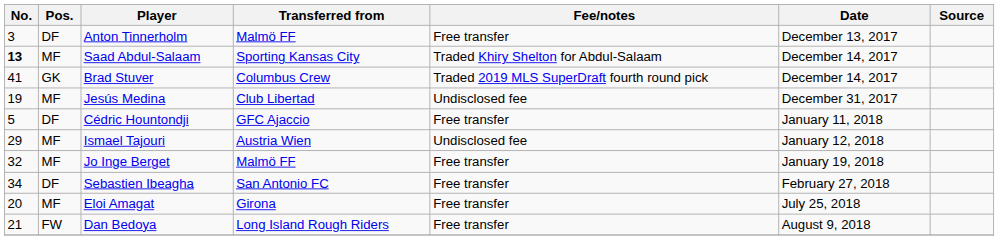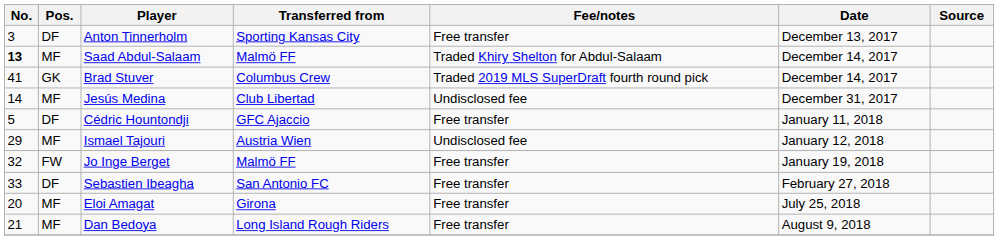(266, 36) Malmö FF -> (298, 36) Sporting Kansas City
(298, 57) Sporting Kansas City -> (266, 57) Malmö FF
(15, 99) 19 -> (15, 99) 14
(51, 162) MF -> (52, 162) FW
(15, 183) 34 -> (15, 183) 33
(52, 224) FW -> (51, 224) MF
